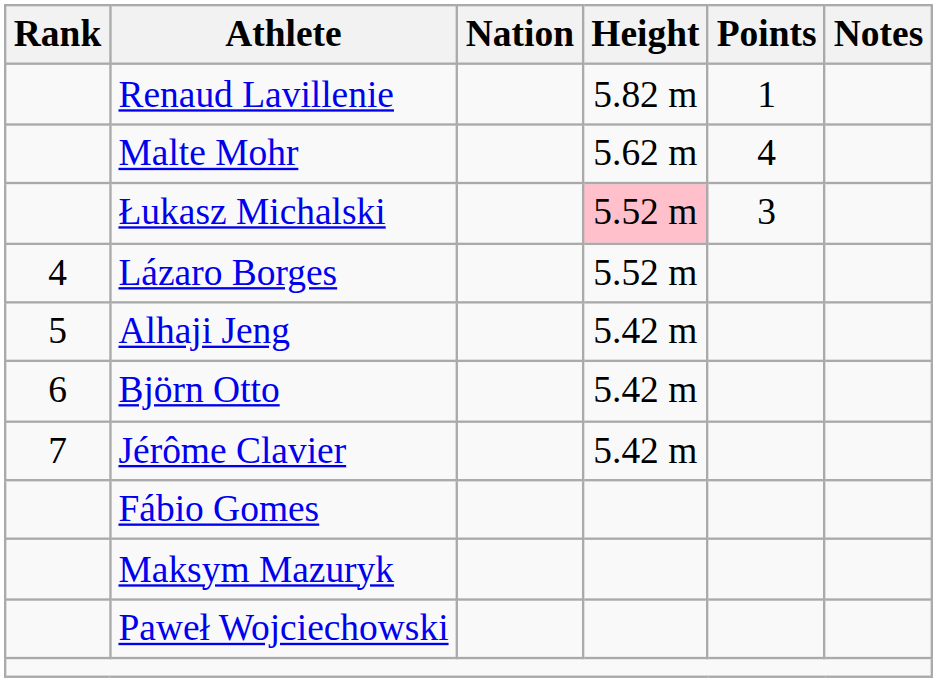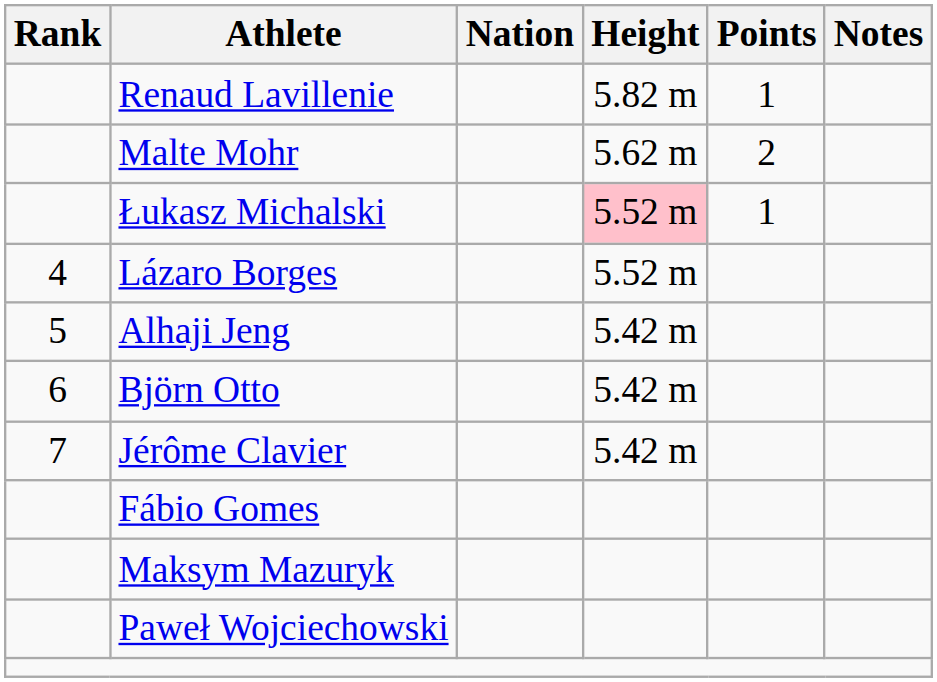(767, 152) 4 -> (767, 152) 2
(767, 212) 3 -> (767, 212) 1
